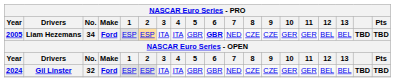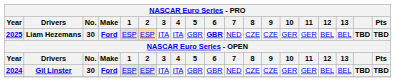(14, 34) 2005 -> (14, 34) 2025
(91, 34) 34 -> (91, 34) 30
(91, 71) 32 -> (91, 71) 30
